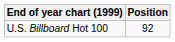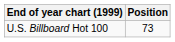(148, 28) 92 -> (148, 28) 73
